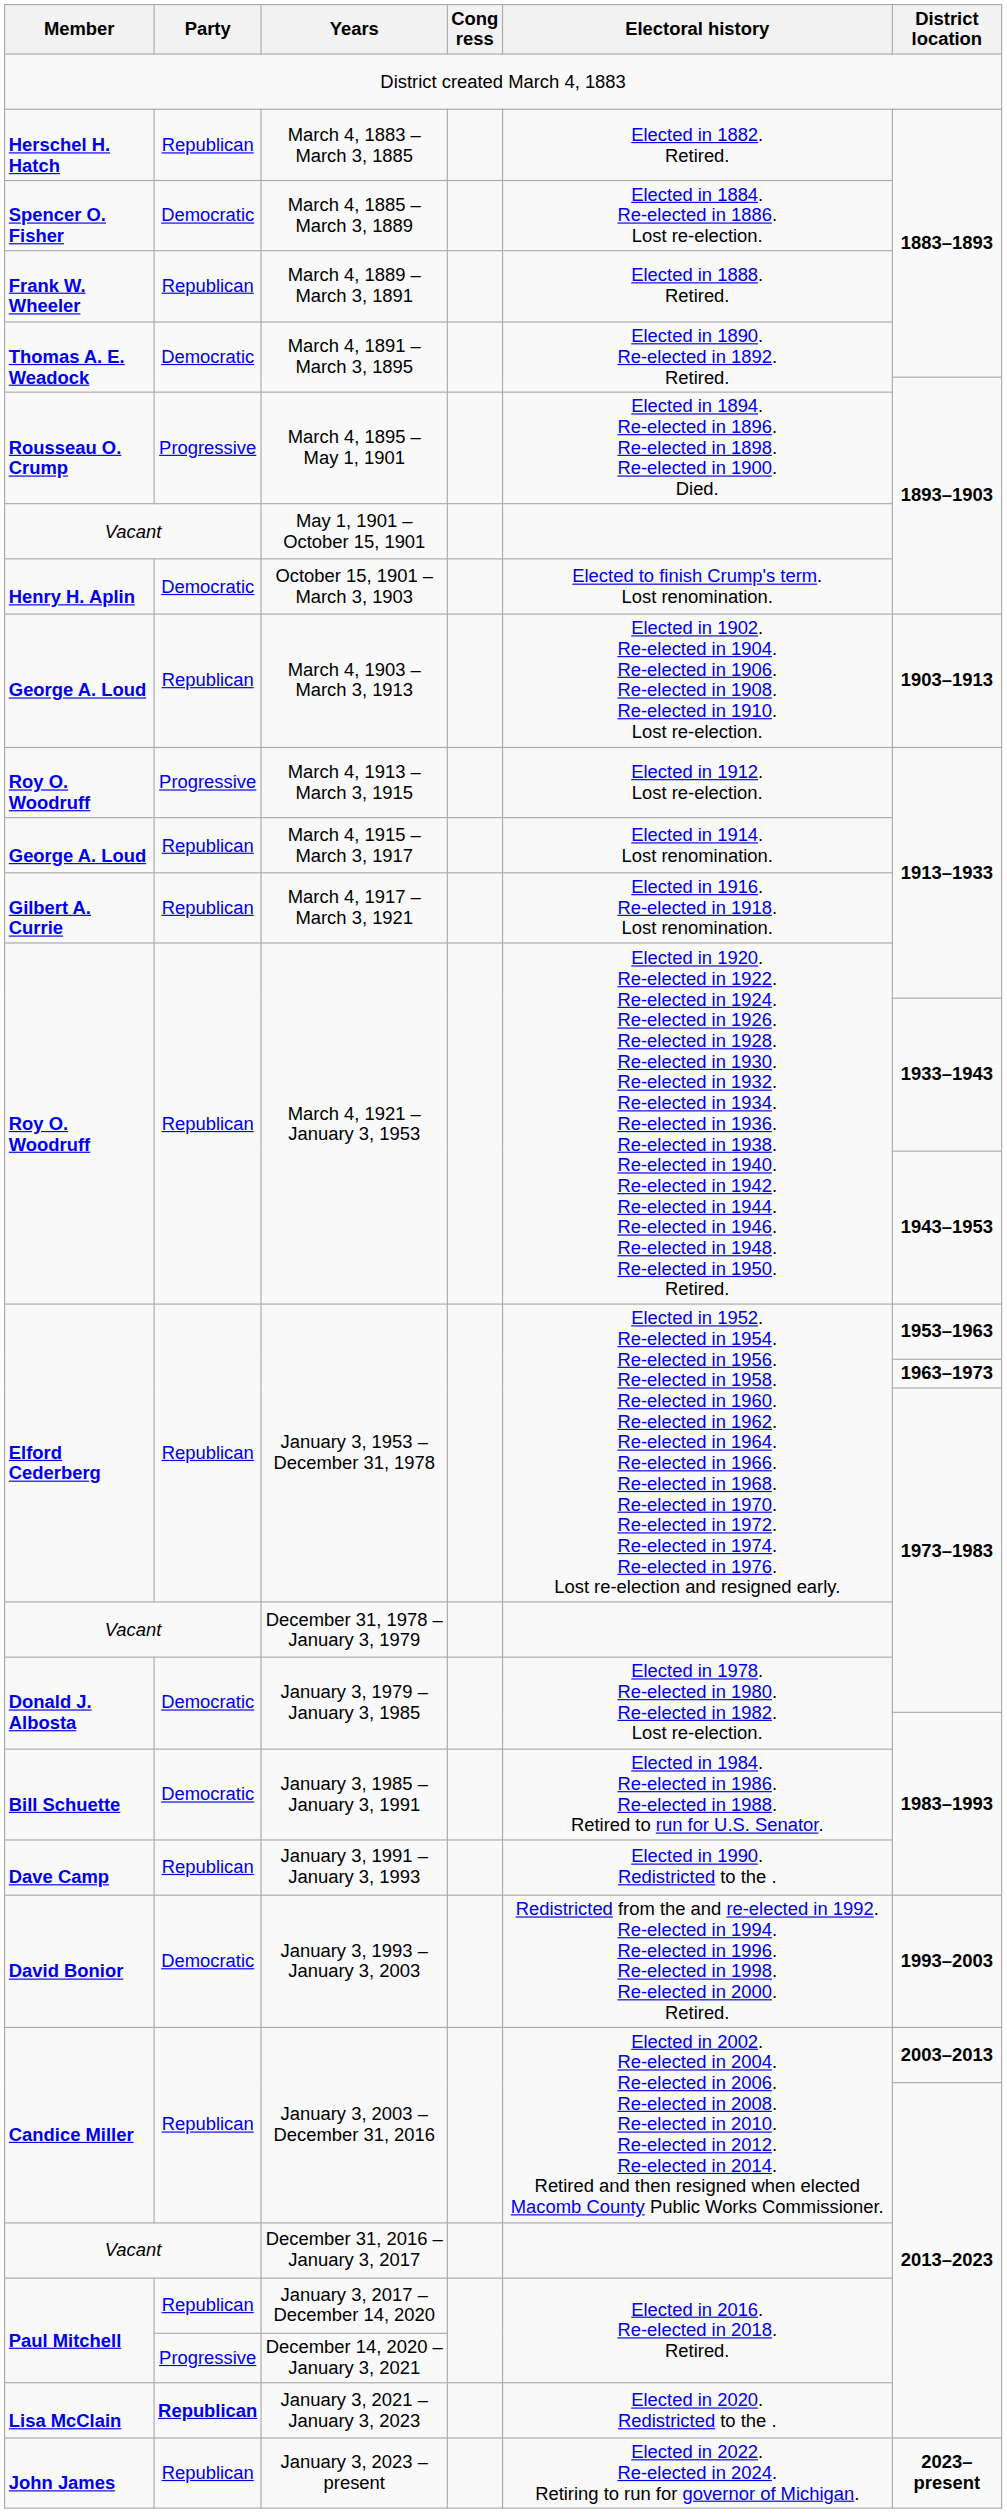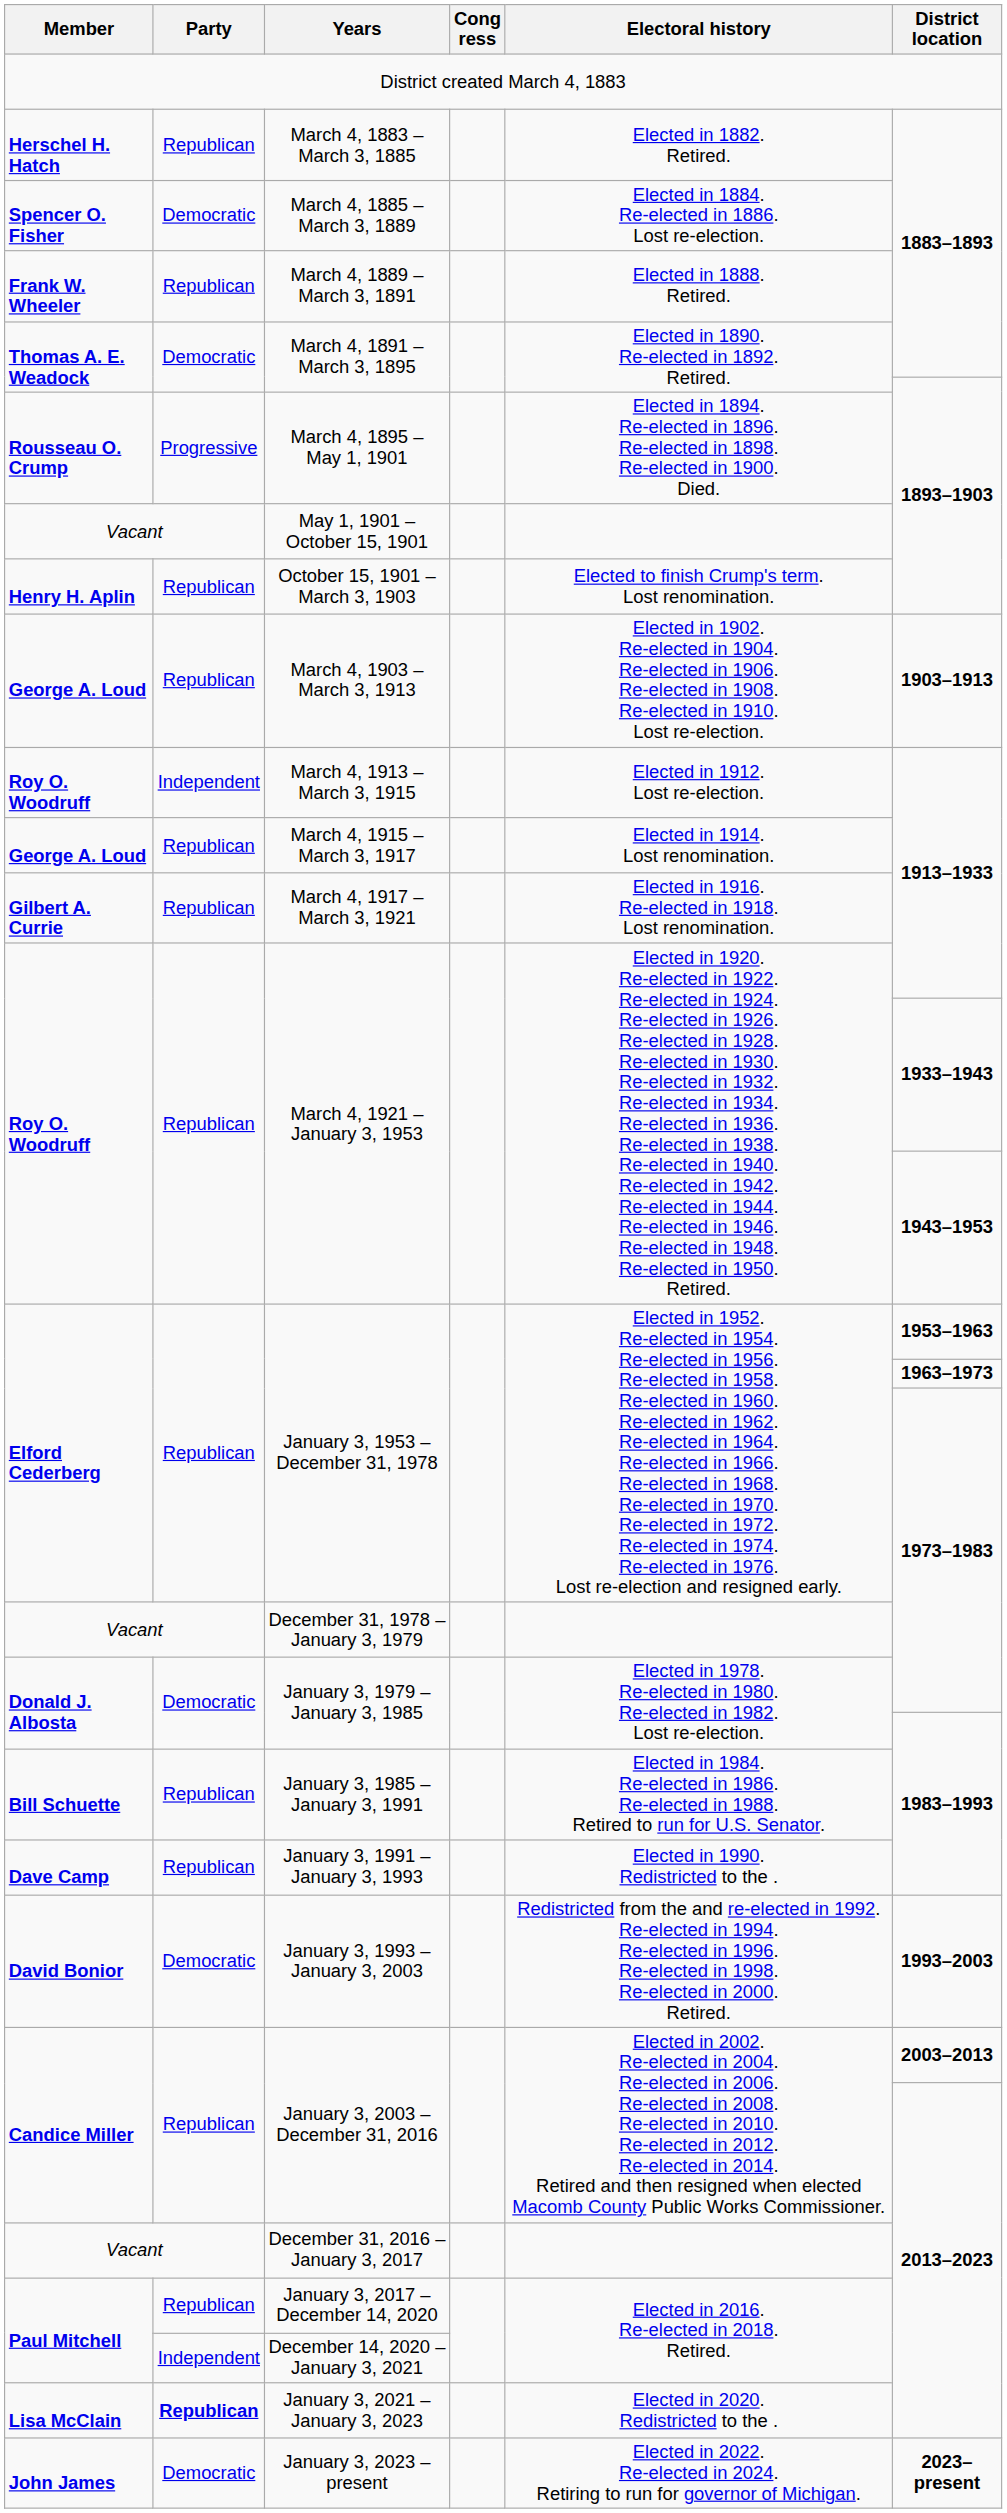(208, 586) Democratic -> (209, 586) Republican
(208, 782) Progressive -> (209, 782) Independent
(208, 1794) Democratic -> (209, 1794) Republican
(208, 2357) Progressive -> (209, 2357) Independent
(208, 2473) Republican -> (209, 2473) Democratic
